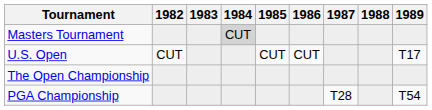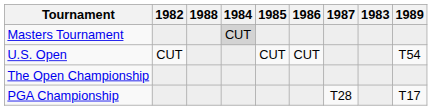columns swapped: (204, 15) <-> (375, 15)
(410, 55) T17 -> (410, 55) T54
(410, 96) T54 -> (410, 96) T17
